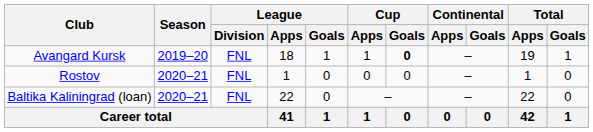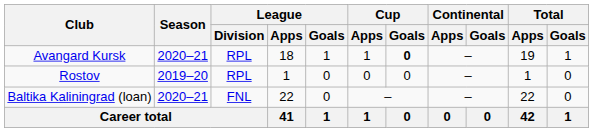(183, 55) 2019–20 -> (183, 55) 2020–21
(239, 55) FNL -> (239, 55) RPL
(183, 76) 2020–21 -> (183, 76) 2019–20
(239, 76) FNL -> (239, 76) RPL
